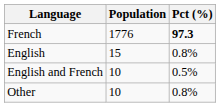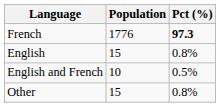(115, 92) 10 -> (115, 92) 15
